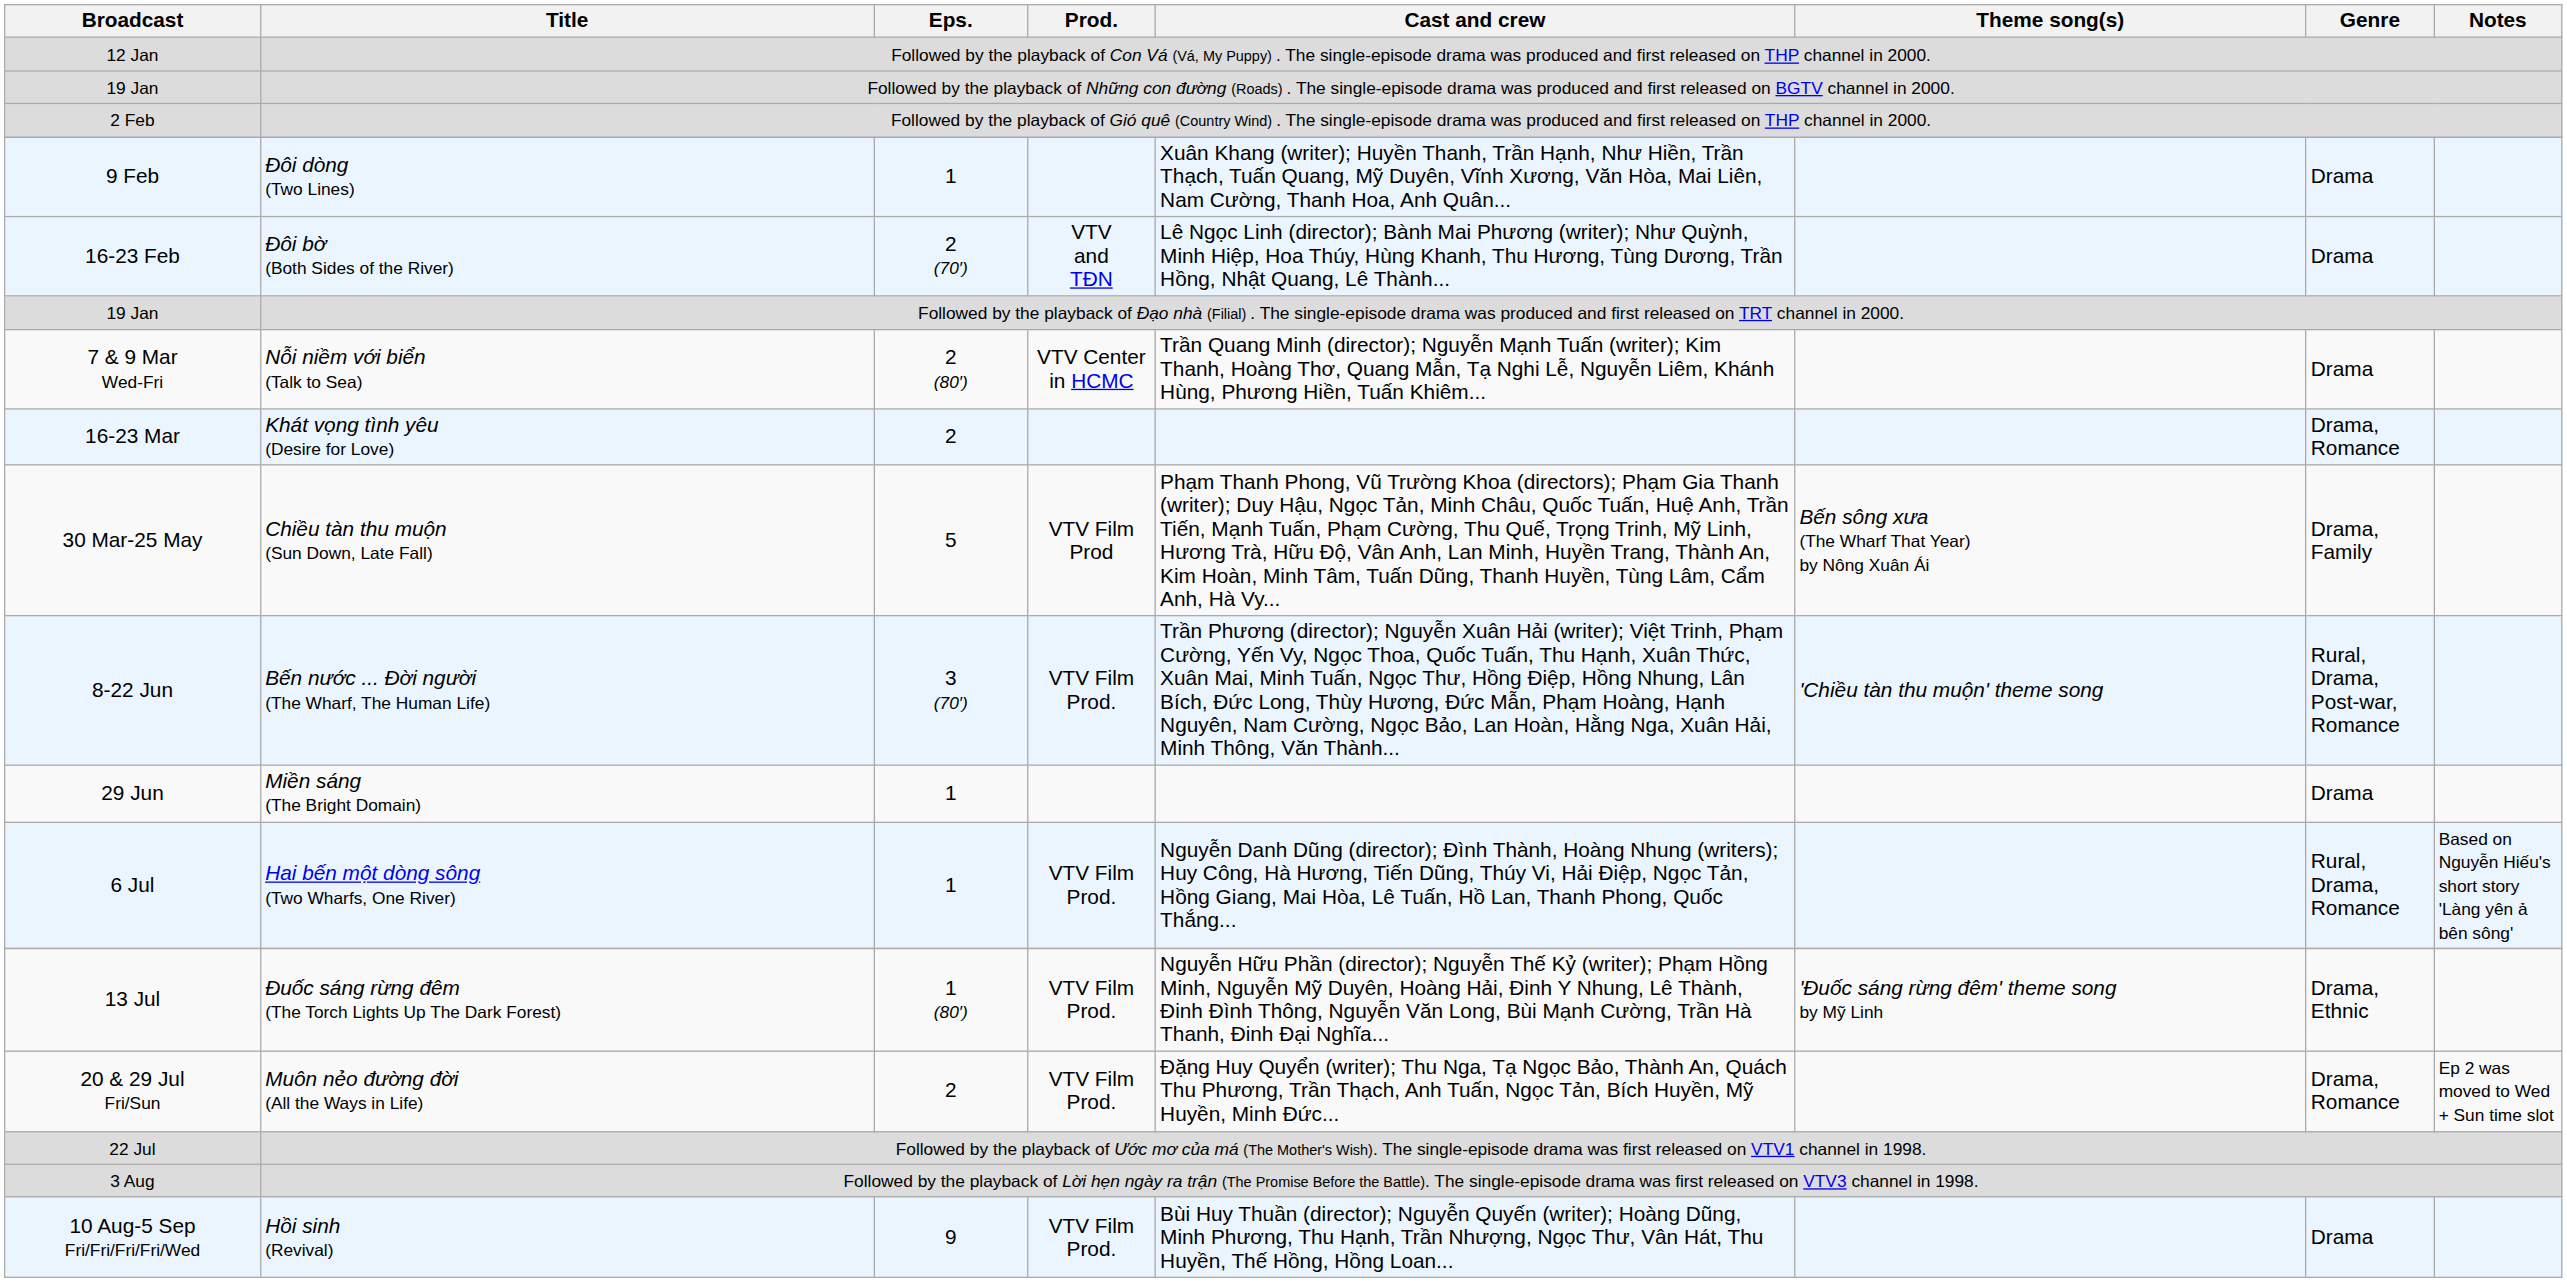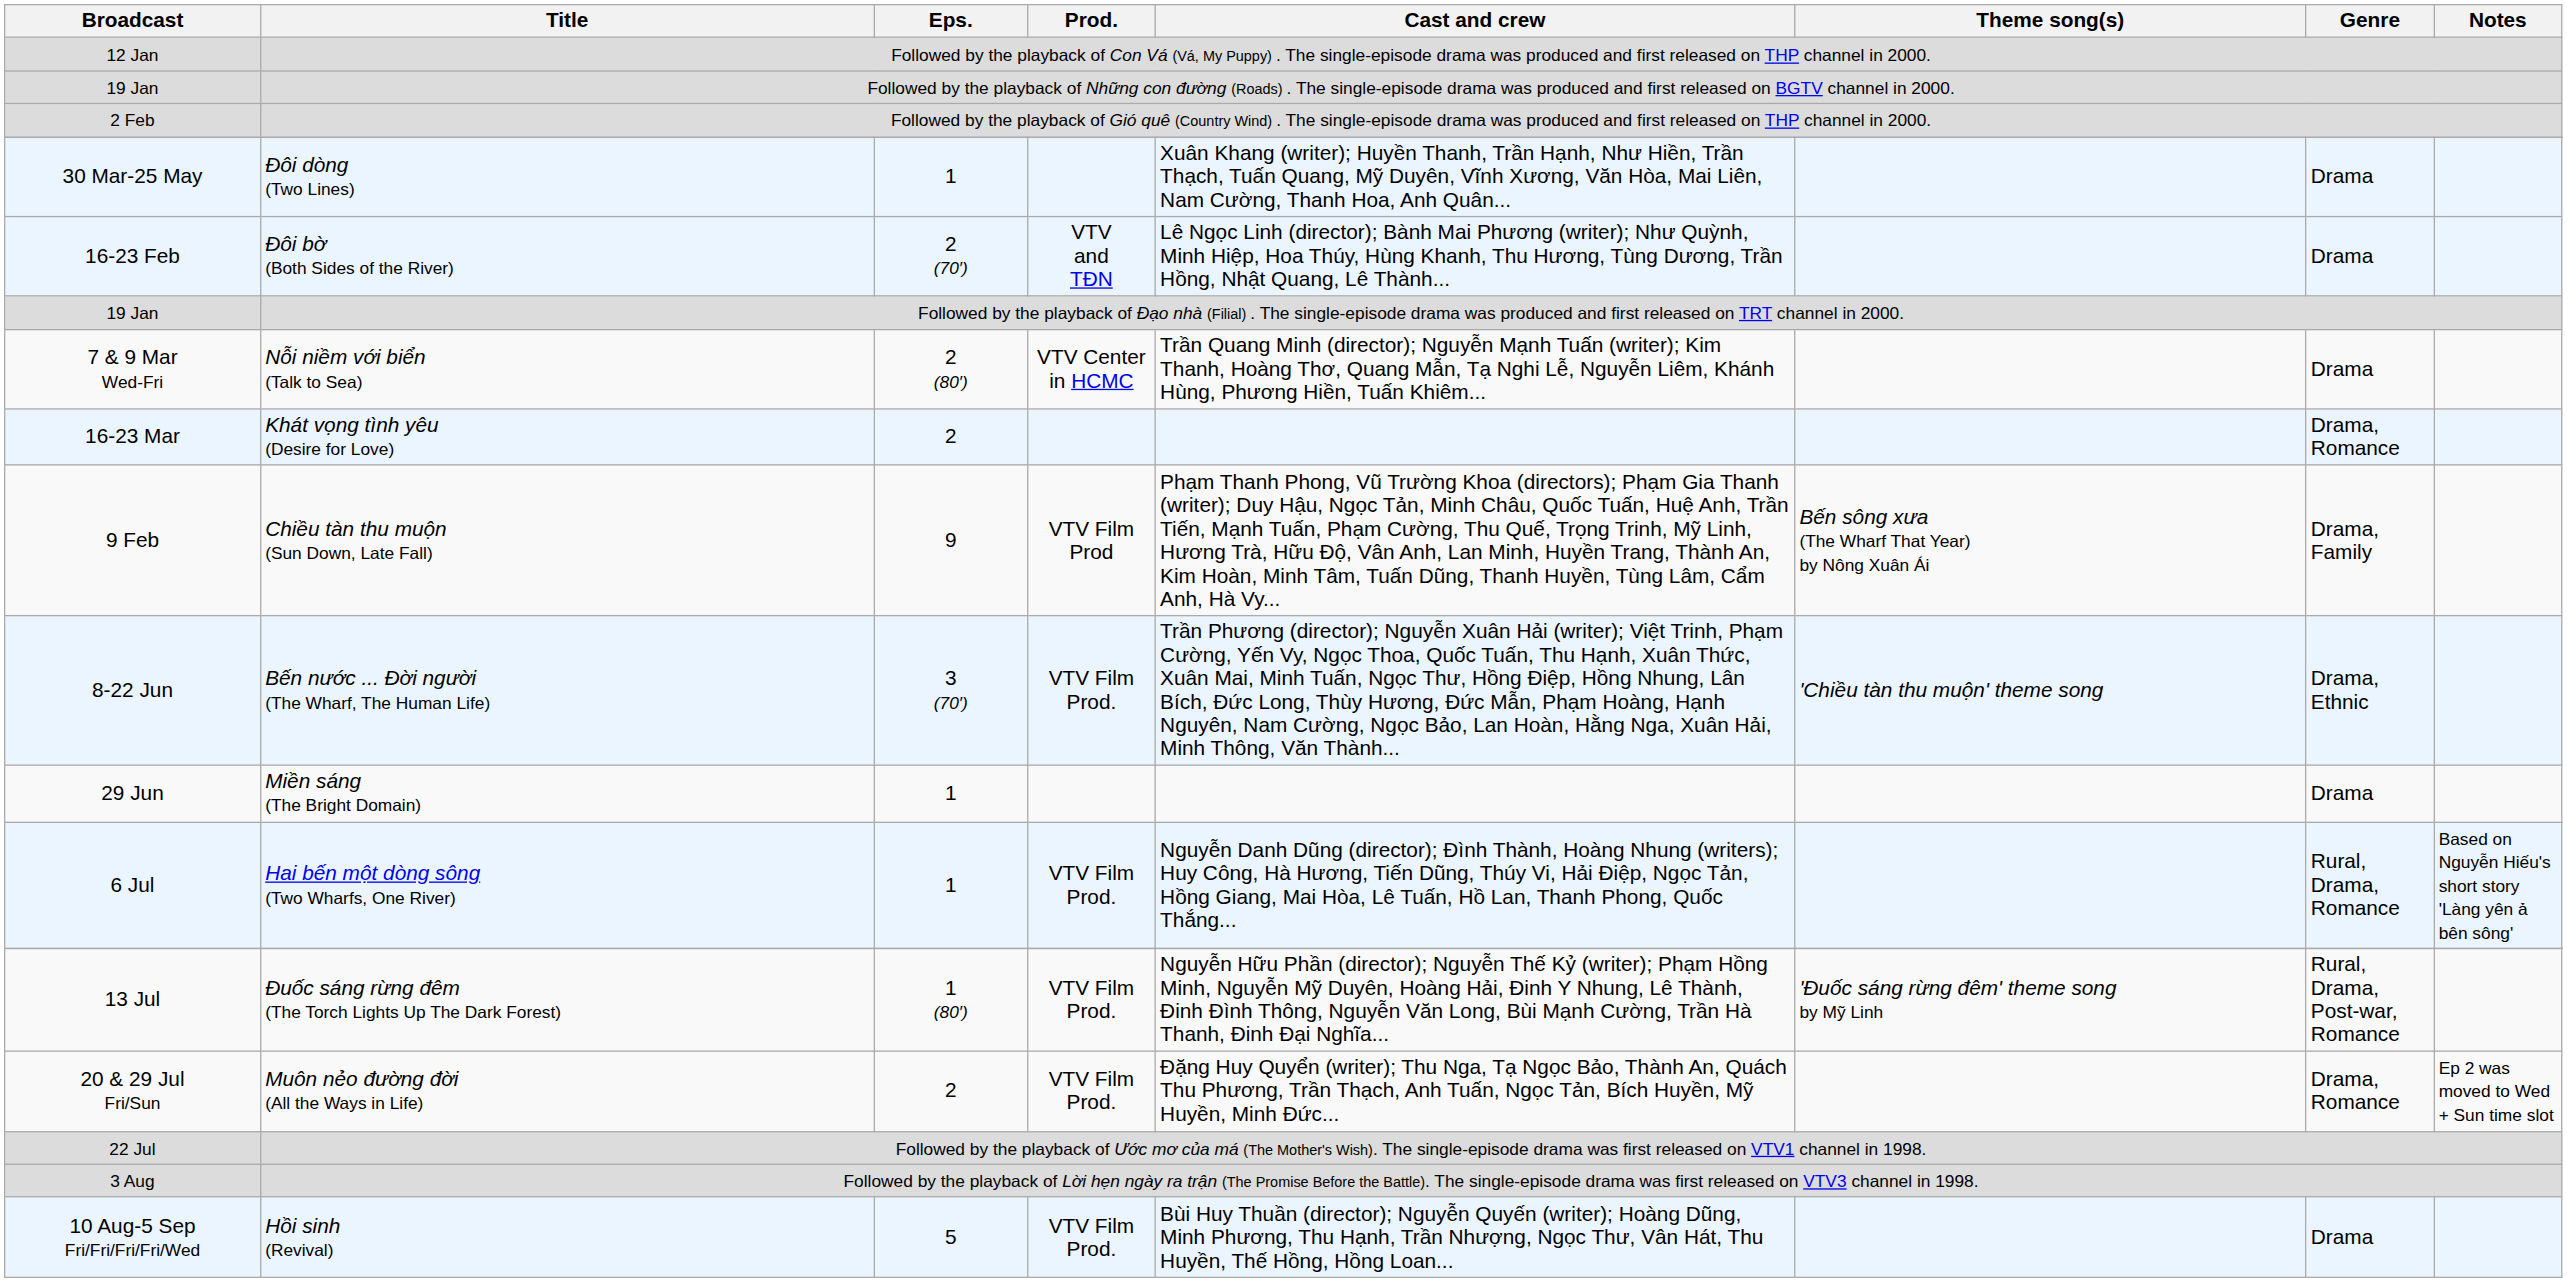(132, 176) 9 Feb -> (132, 176) 30 Mar-25 May
(132, 540) 30 Mar-25 May -> (132, 540) 9 Feb
(951, 540) 5 -> (951, 540) 9
(2355, 690) Rural, Drama, Post-war, Romance -> (2345, 690) Drama, Ethnic
(2345, 999) Drama, Ethnic -> (2355, 999) Rural, Drama, Post-war, Romance
(951, 1236) 9 -> (951, 1236) 5
